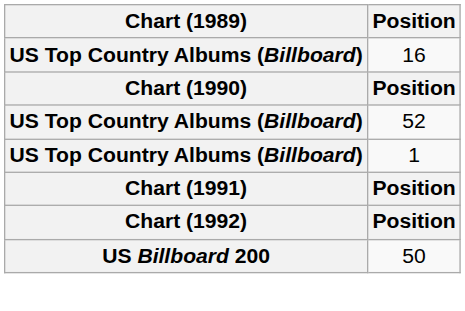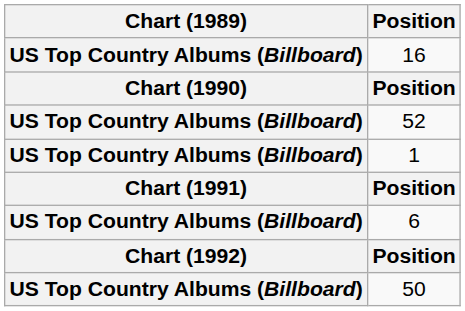+ row: (414, 222)
(186, 255) US Billboard 200 -> (186, 289) US Top Country Albums (Billboard)
